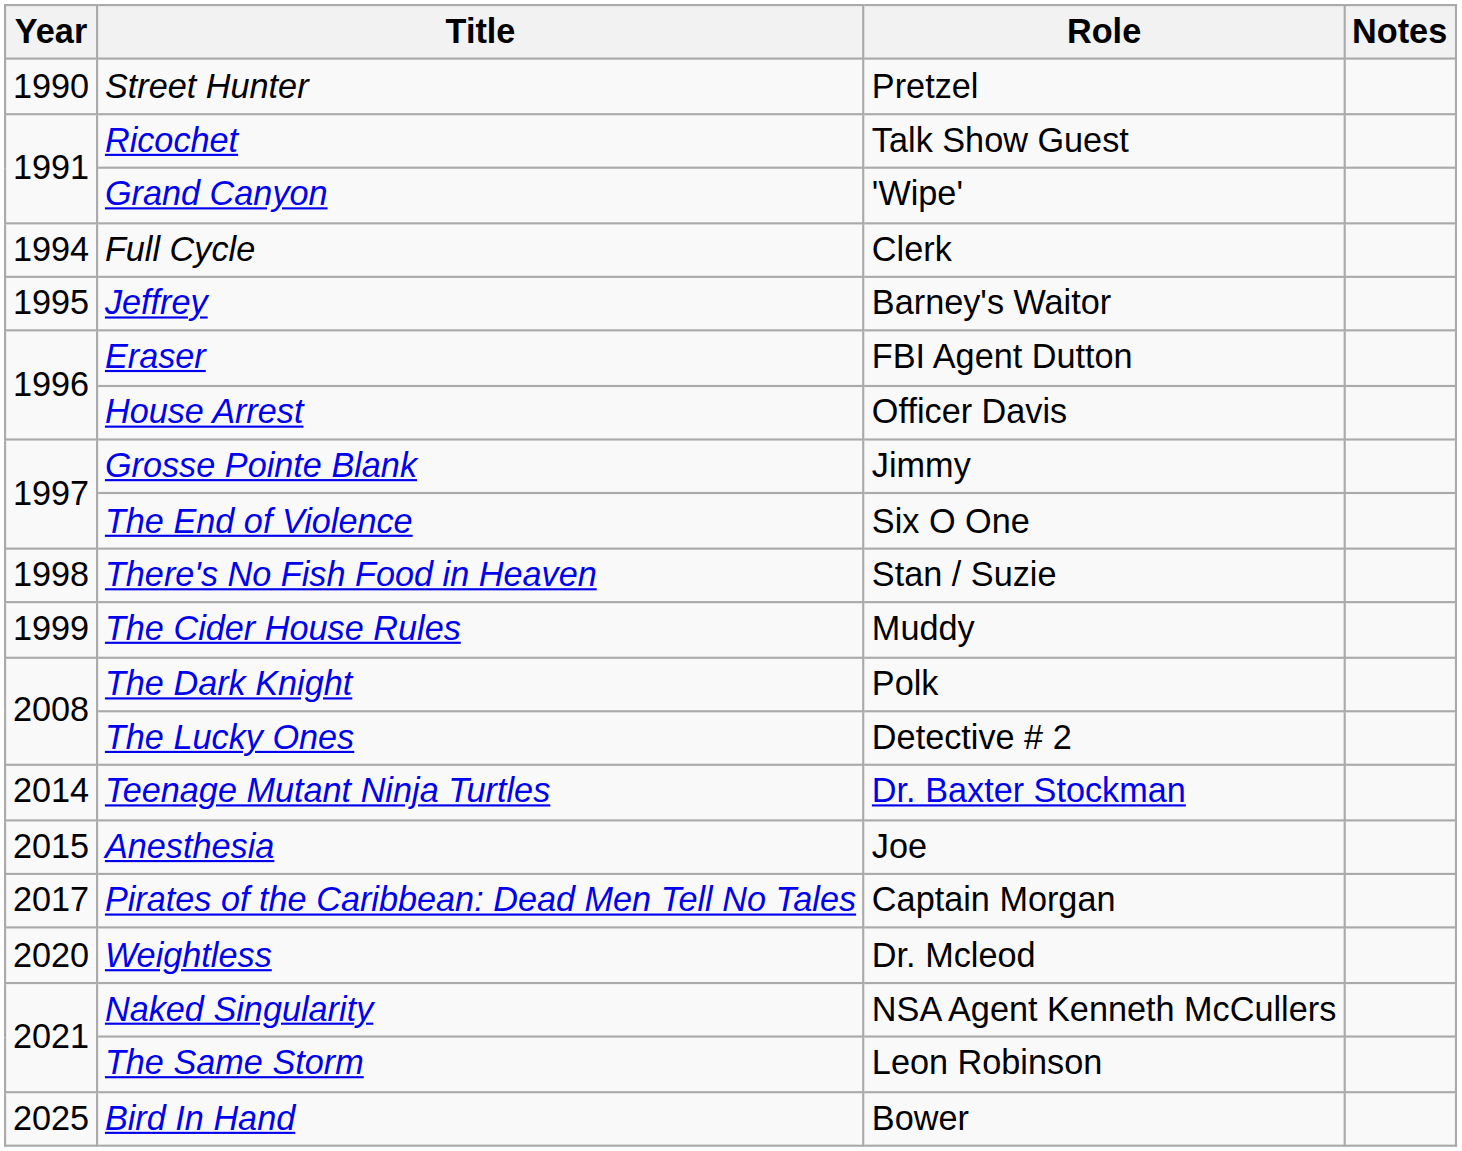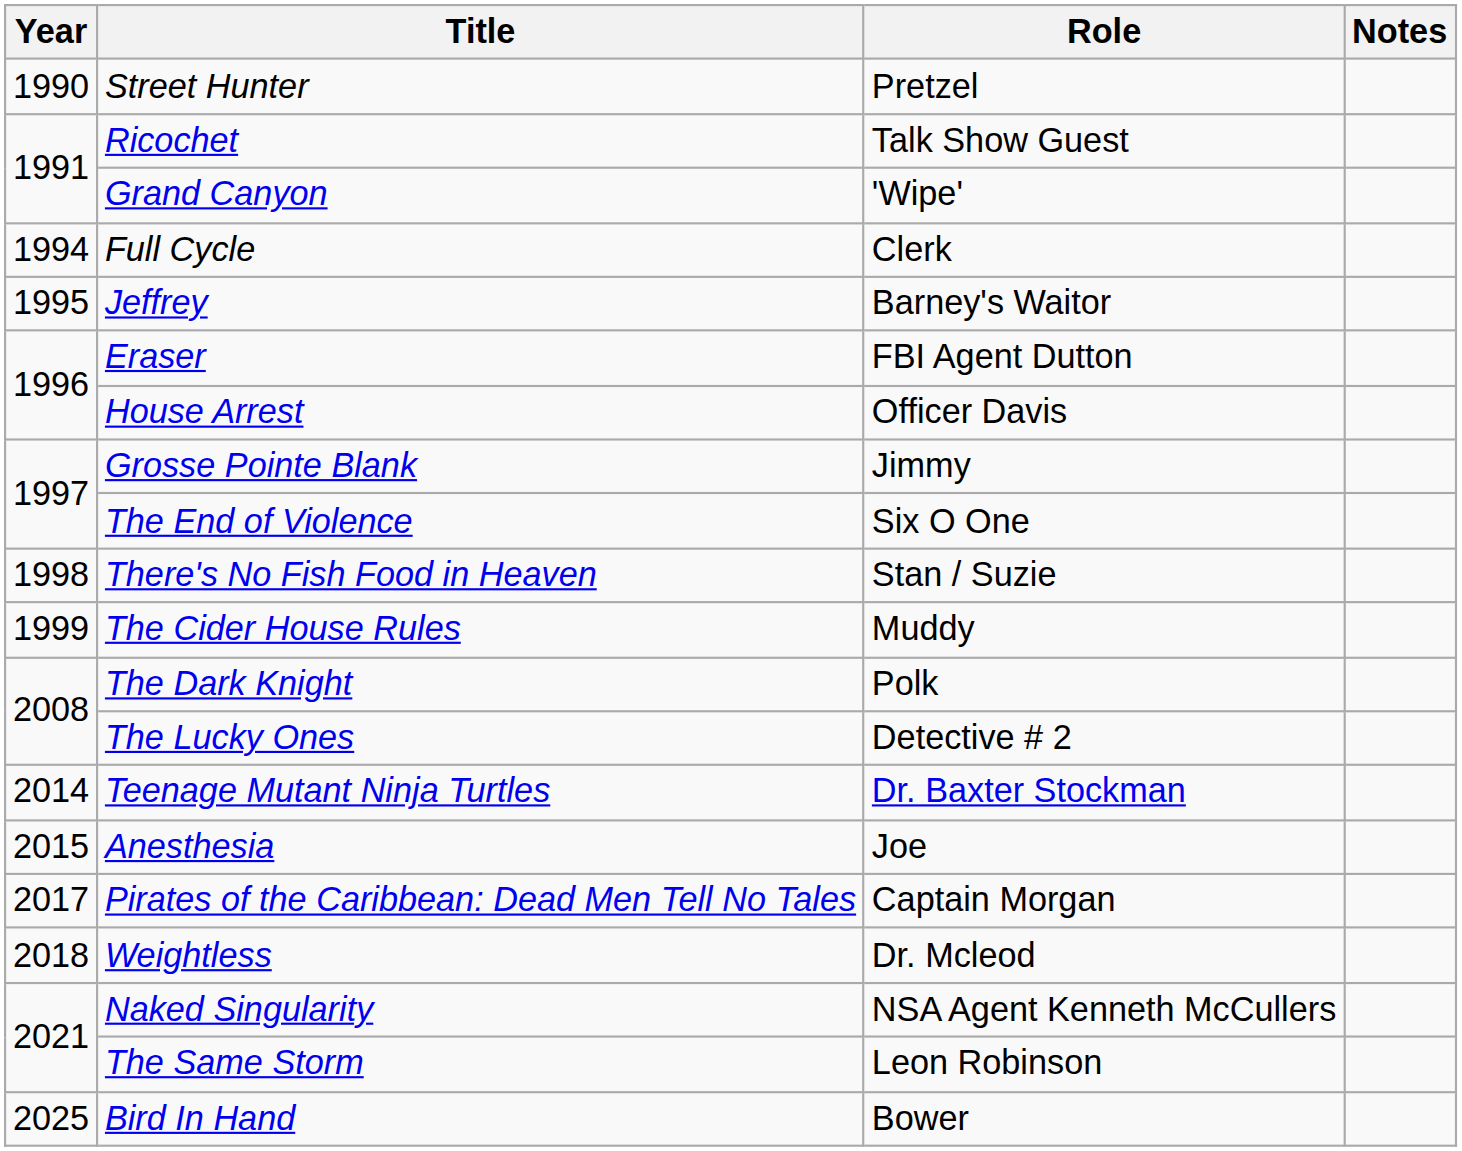(51, 954) 2020 -> (51, 954) 2018
